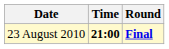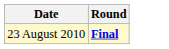- column: (105, 14)
